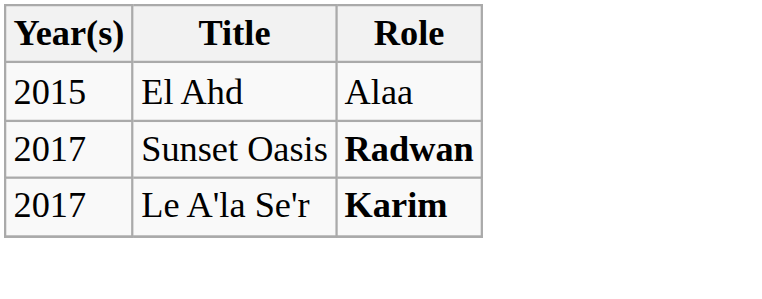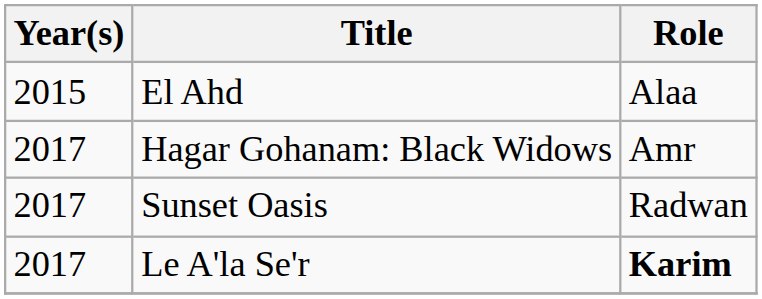+ row: (377, 148)
(409, 148) bold -> (688, 206) normal
